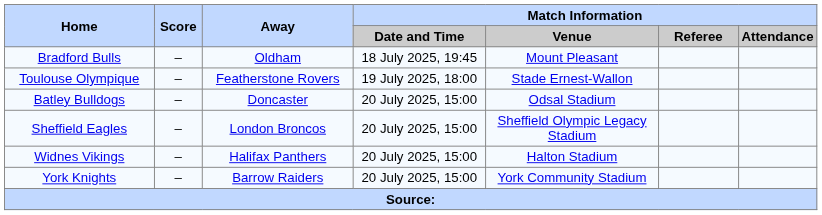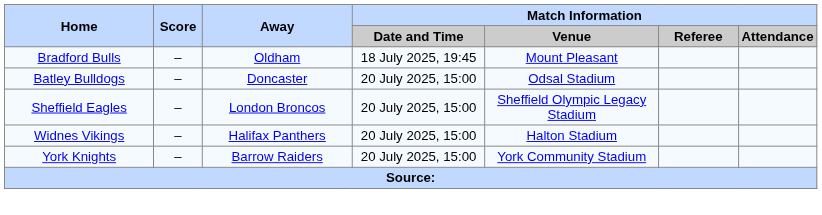- row: (79, 79)
